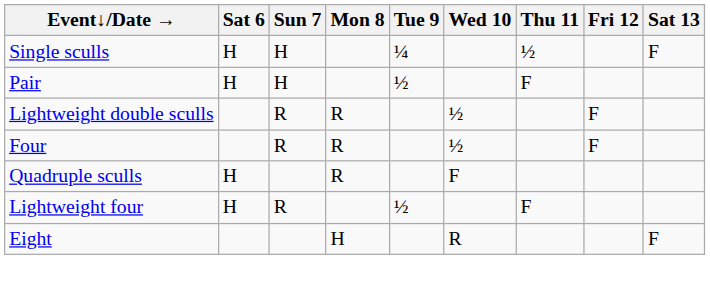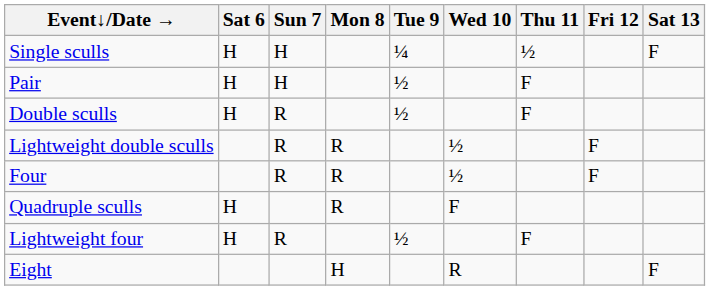+ row: (63, 113)
